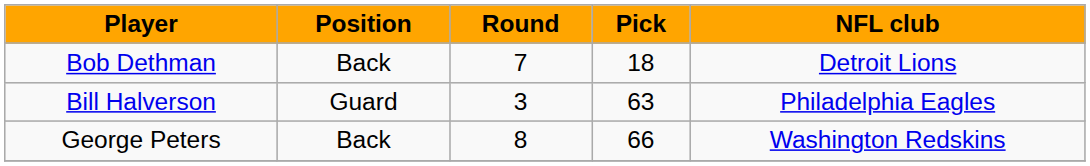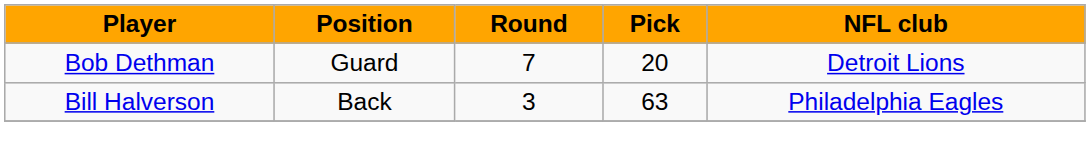(363, 62) Back -> (364, 62) Guard
(641, 62) 18 -> (655, 62) 20
(363, 101) Guard -> (364, 101) Back
- row: (141, 140)
